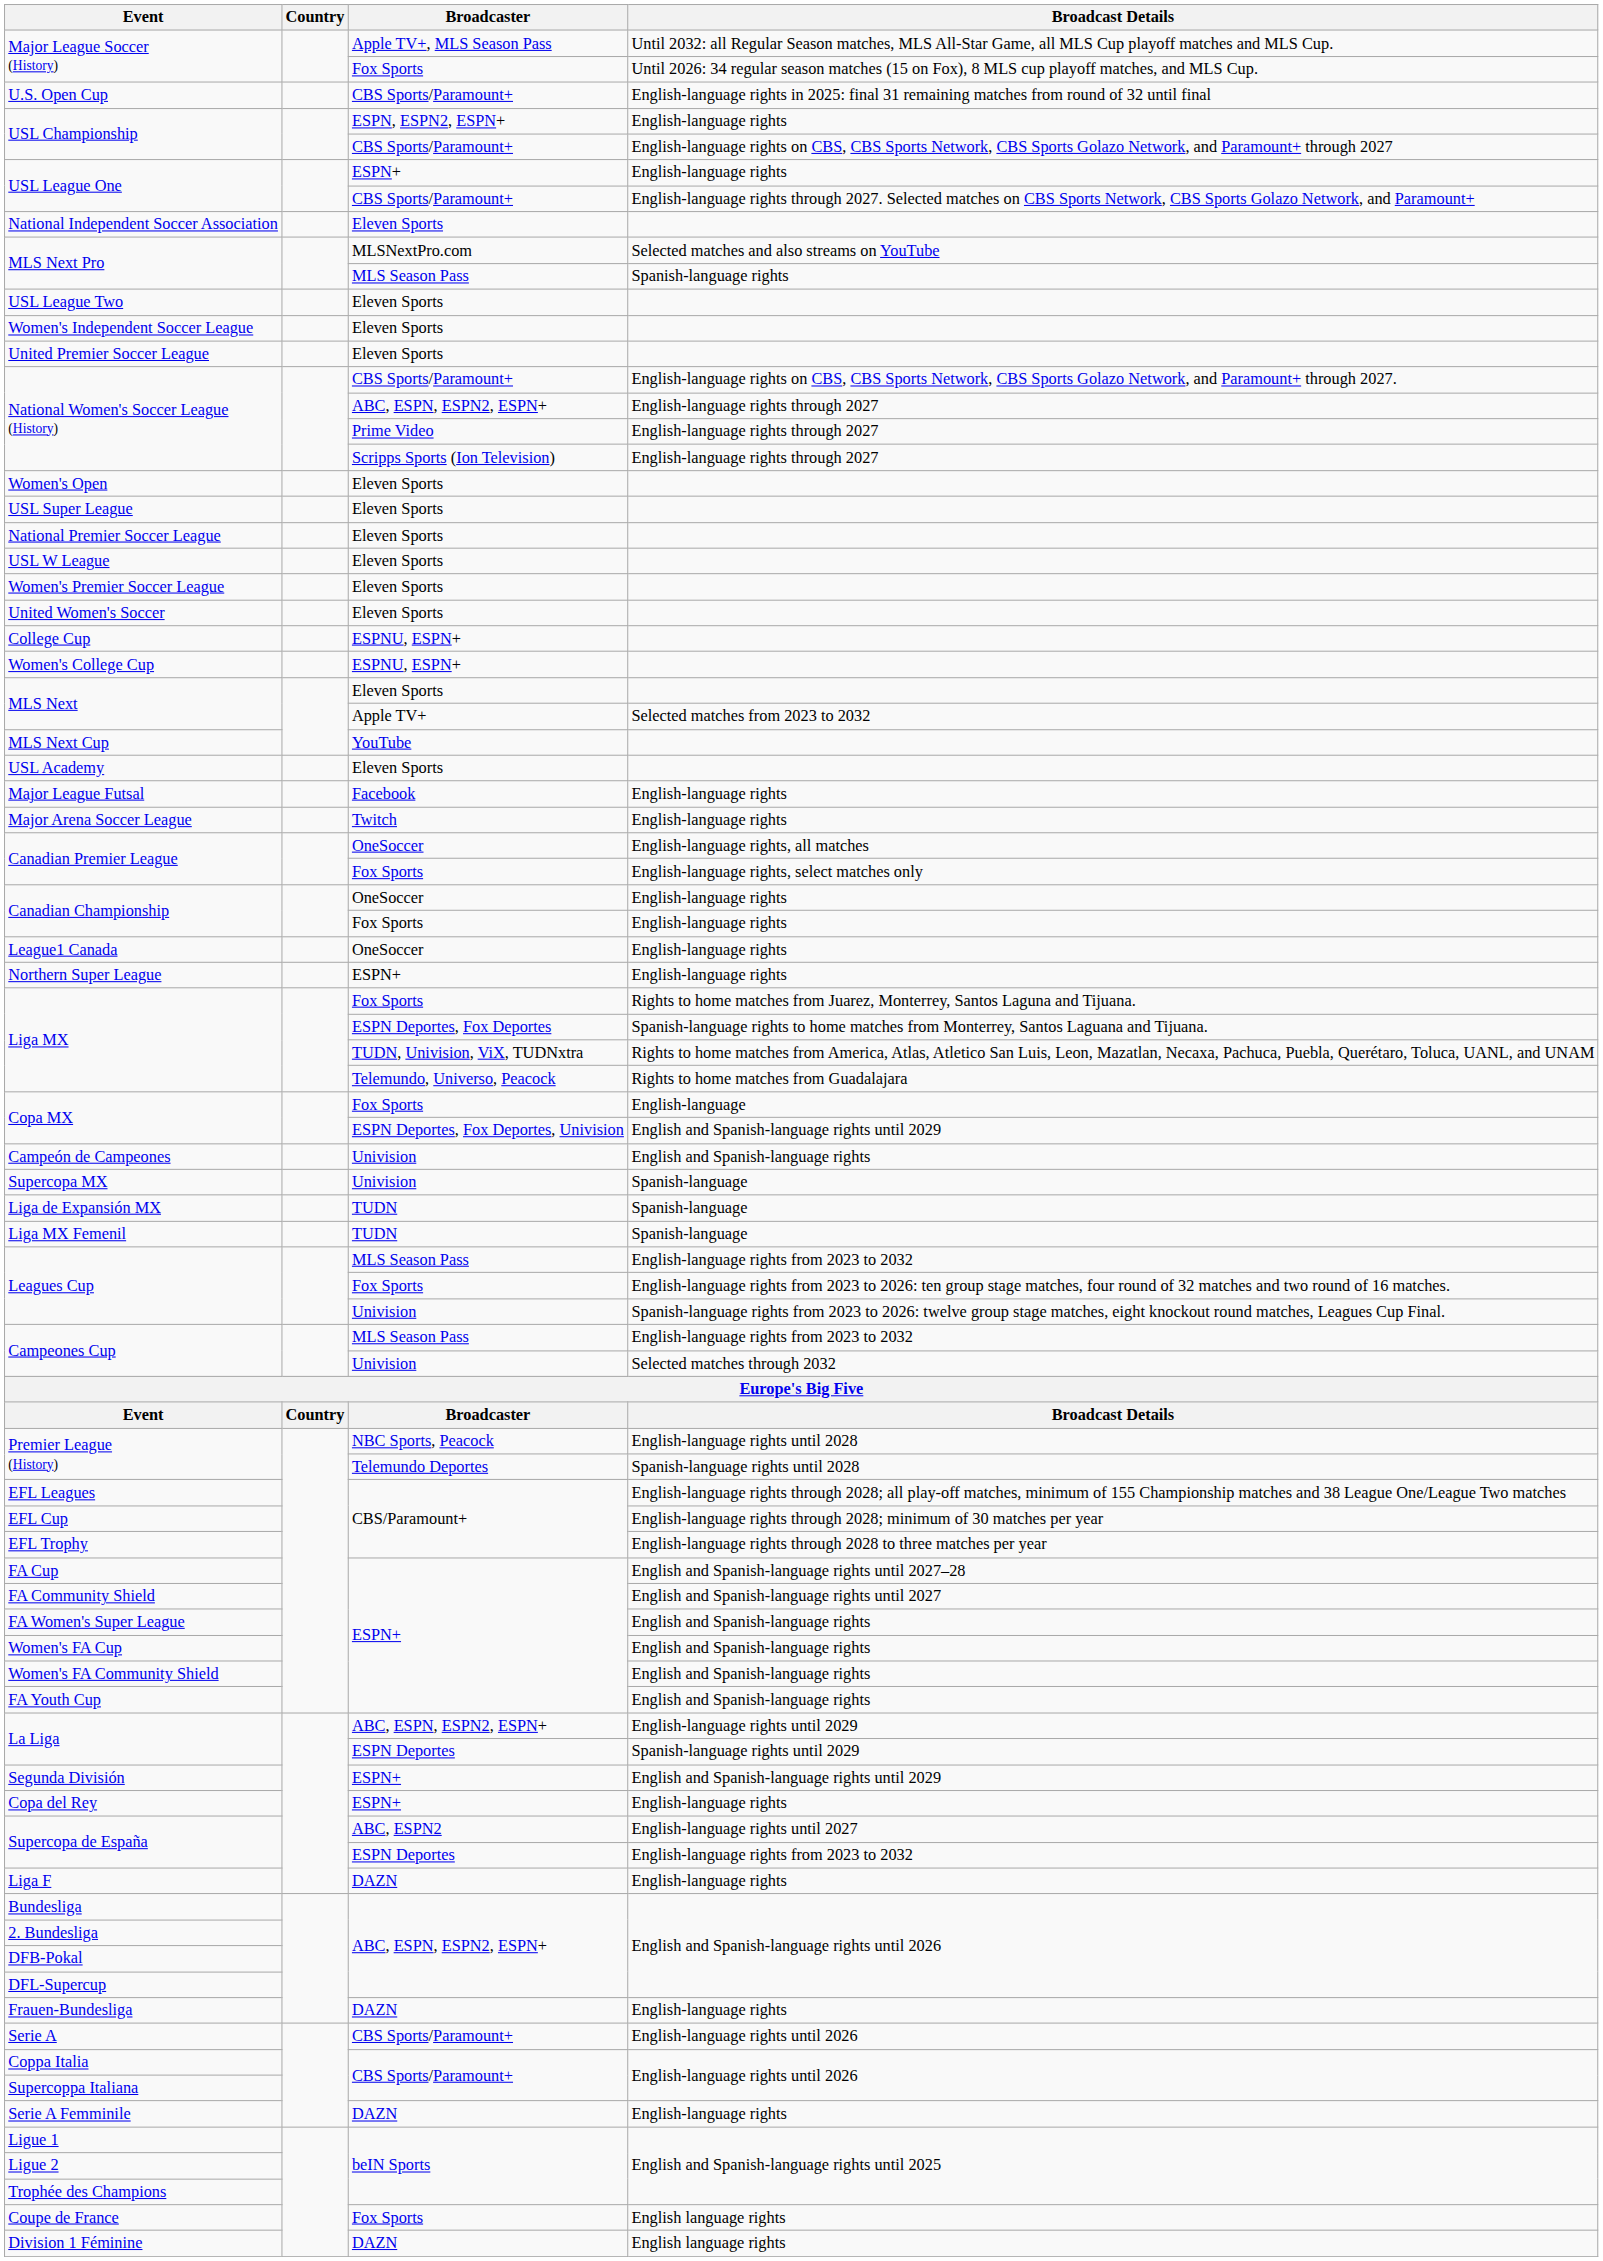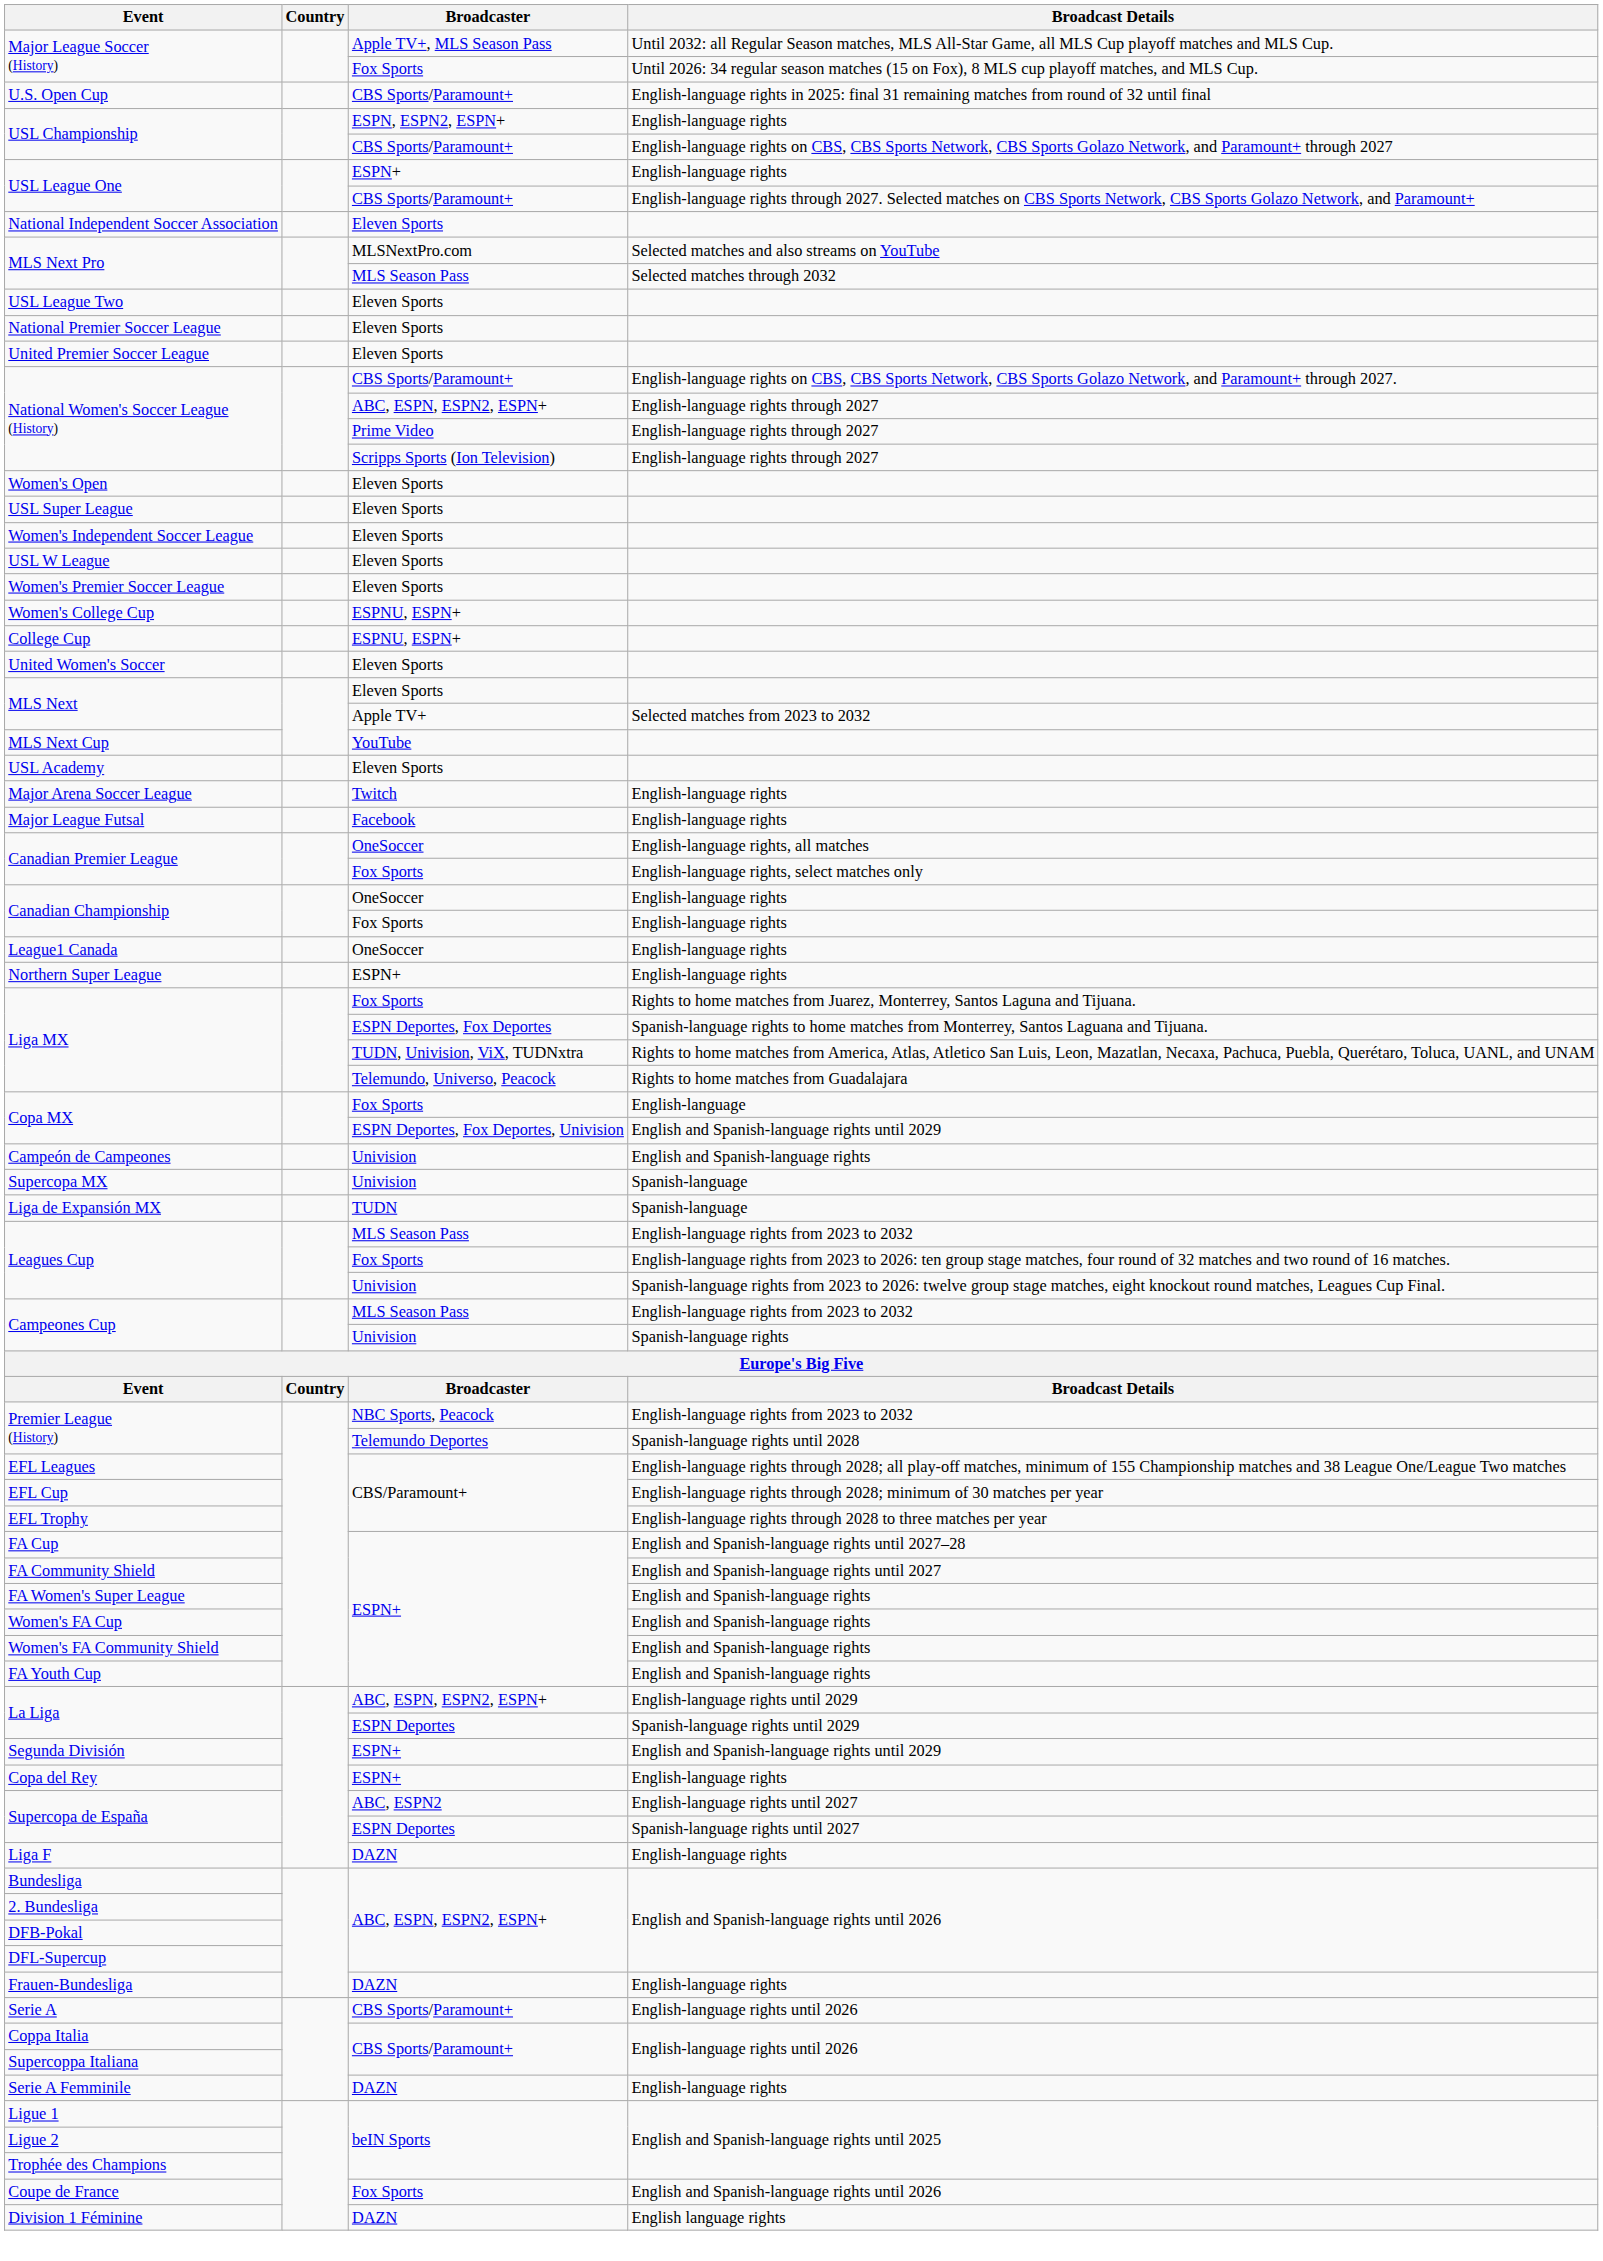(710, 276) Spanish-language rights -> (734, 276) Selected matches through 2032
rows swapped: (115, 535) <-> (131, 328)
rows swapped: (86, 612) <-> (81, 664)
rows swapped: (100, 819) <-> (76, 793)
- row: (67, 1233)
(734, 1363) Selected matches through 2032 -> (710, 1337) Spanish-language rights
(745, 1440) English-language rights until 2028 -> (772, 1415) English-language rights from 2023 to 2032
(772, 1855) English-language rights from 2023 to 2032 -> (745, 1829) Spanish-language rights until 2027
(709, 2217) English language rights -> (786, 2191) English and Spanish-language rights until 2026
